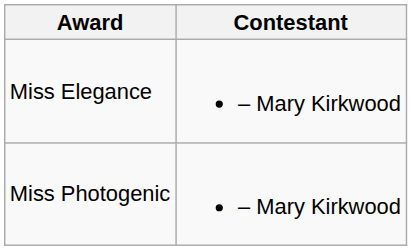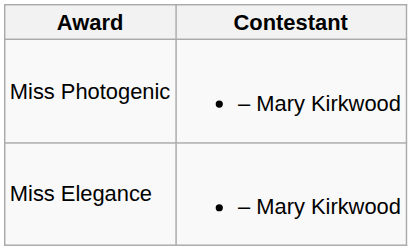rows swapped: (81, 91) <-> (90, 194)
